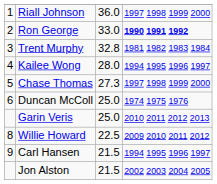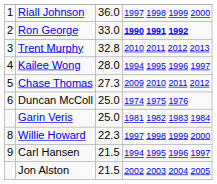(167, 48) 1981 1982 1983 1984 -> (167, 48) 2010 2011 2012 2013
(167, 83) 1997 1998 1999 2000 -> (167, 83) 2009 2010 2011 2012
(167, 118) 2010 2011 2012 2013 -> (167, 118) 1981 1982 1983 1984
(109, 135) 22.5 -> (109, 135) 22.3
(167, 136) 2009 2010 2011 2012 -> (167, 136) 1997 1998 1999 2000
